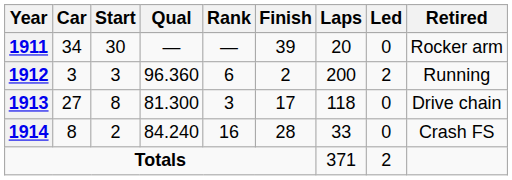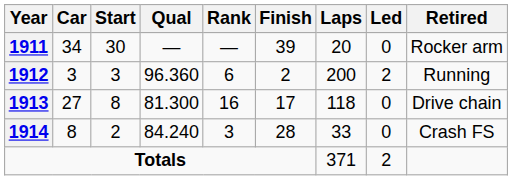(229, 103) 3 -> (229, 103) 16
(229, 132) 16 -> (229, 132) 3
